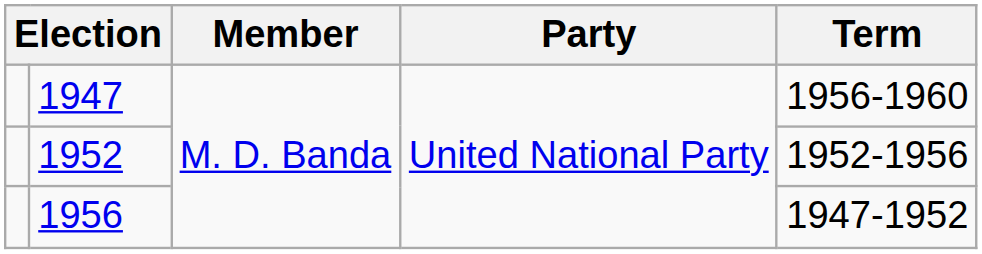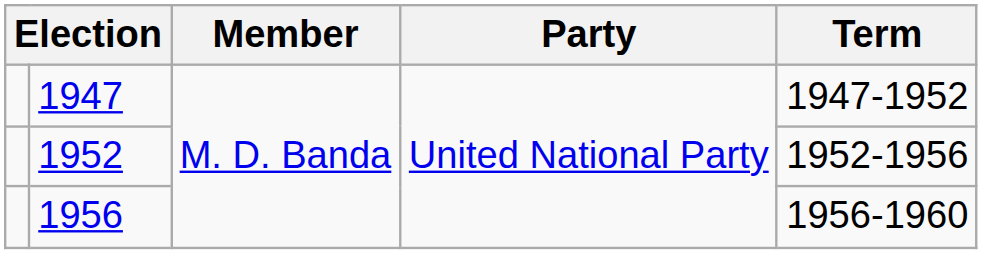(877, 95) 1956-1960 -> (877, 95) 1947-1952
(877, 215) 1947-1952 -> (877, 215) 1956-1960
